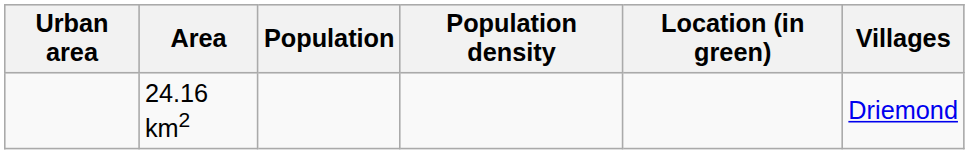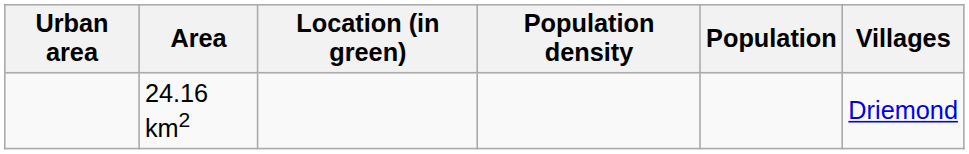columns swapped: (329, 38) <-> (733, 38)
